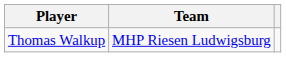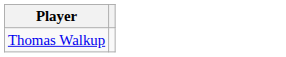- column: (191, 16)
